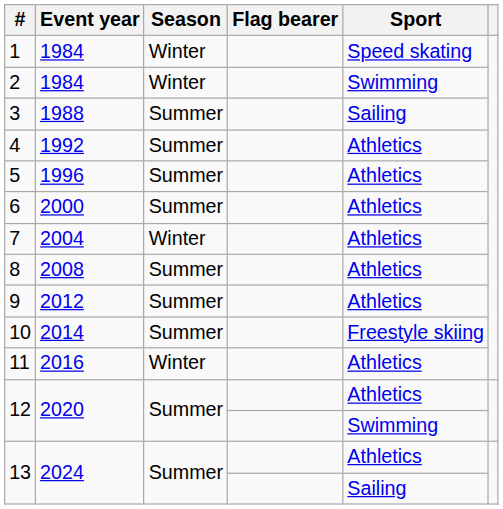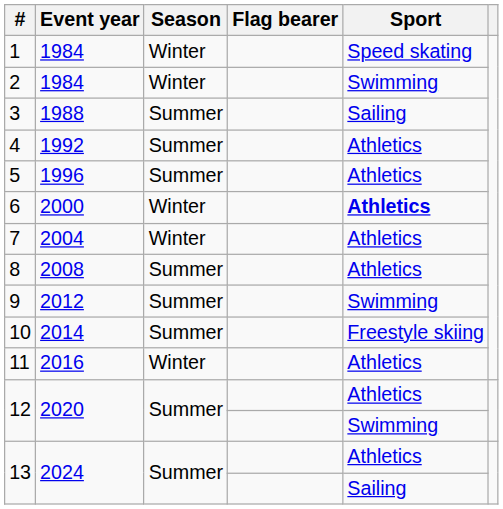(186, 207) Summer -> (177, 207) Winter
(385, 207) normal -> (389, 207) bold
(385, 301) Athletics -> (393, 301) Swimming
